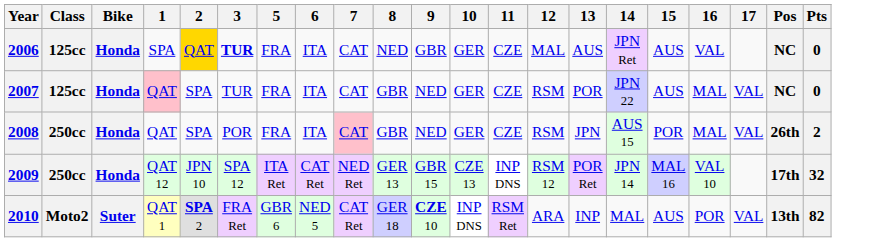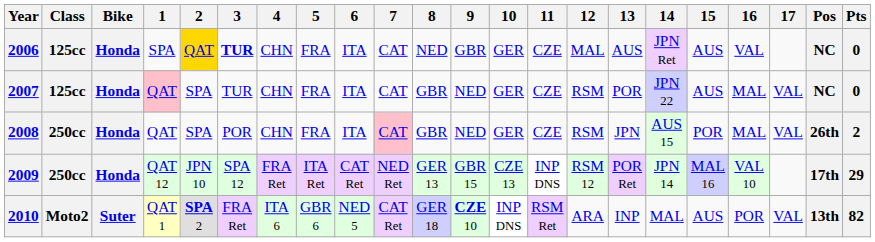+ column: (277, 16)
(817, 174) 32 -> (856, 174) 29
